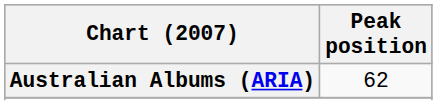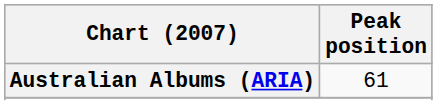(376, 81) 62 -> (376, 81) 61
